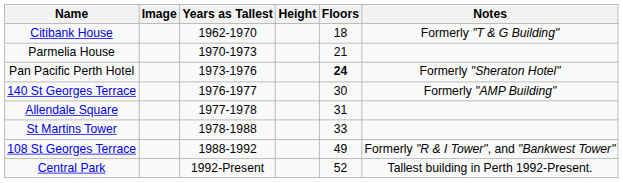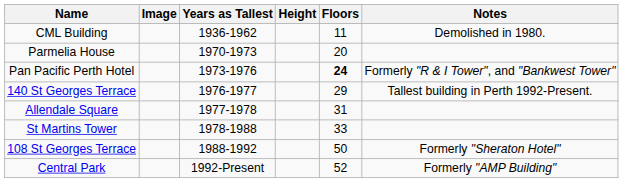+ row: (72, 33)
- row: (72, 33)
(340, 52) 21 -> (340, 52) 20
(490, 71) Formerly "Sheraton Hotel" -> (490, 71) Formerly "R & I Tower", and "Bankwest Tower"
(340, 91) 30 -> (340, 91) 29
(490, 91) Formerly "AMP Building" -> (490, 91) Tallest building in Perth 1992-Present.
(340, 149) 49 -> (340, 149) 50
(490, 149) Formerly "R & I Tower", and "Bankwest Tower" -> (490, 149) Formerly "Sheraton Hotel"
(490, 168) Tallest building in Perth 1992-Present. -> (490, 168) Formerly "AMP Building"
